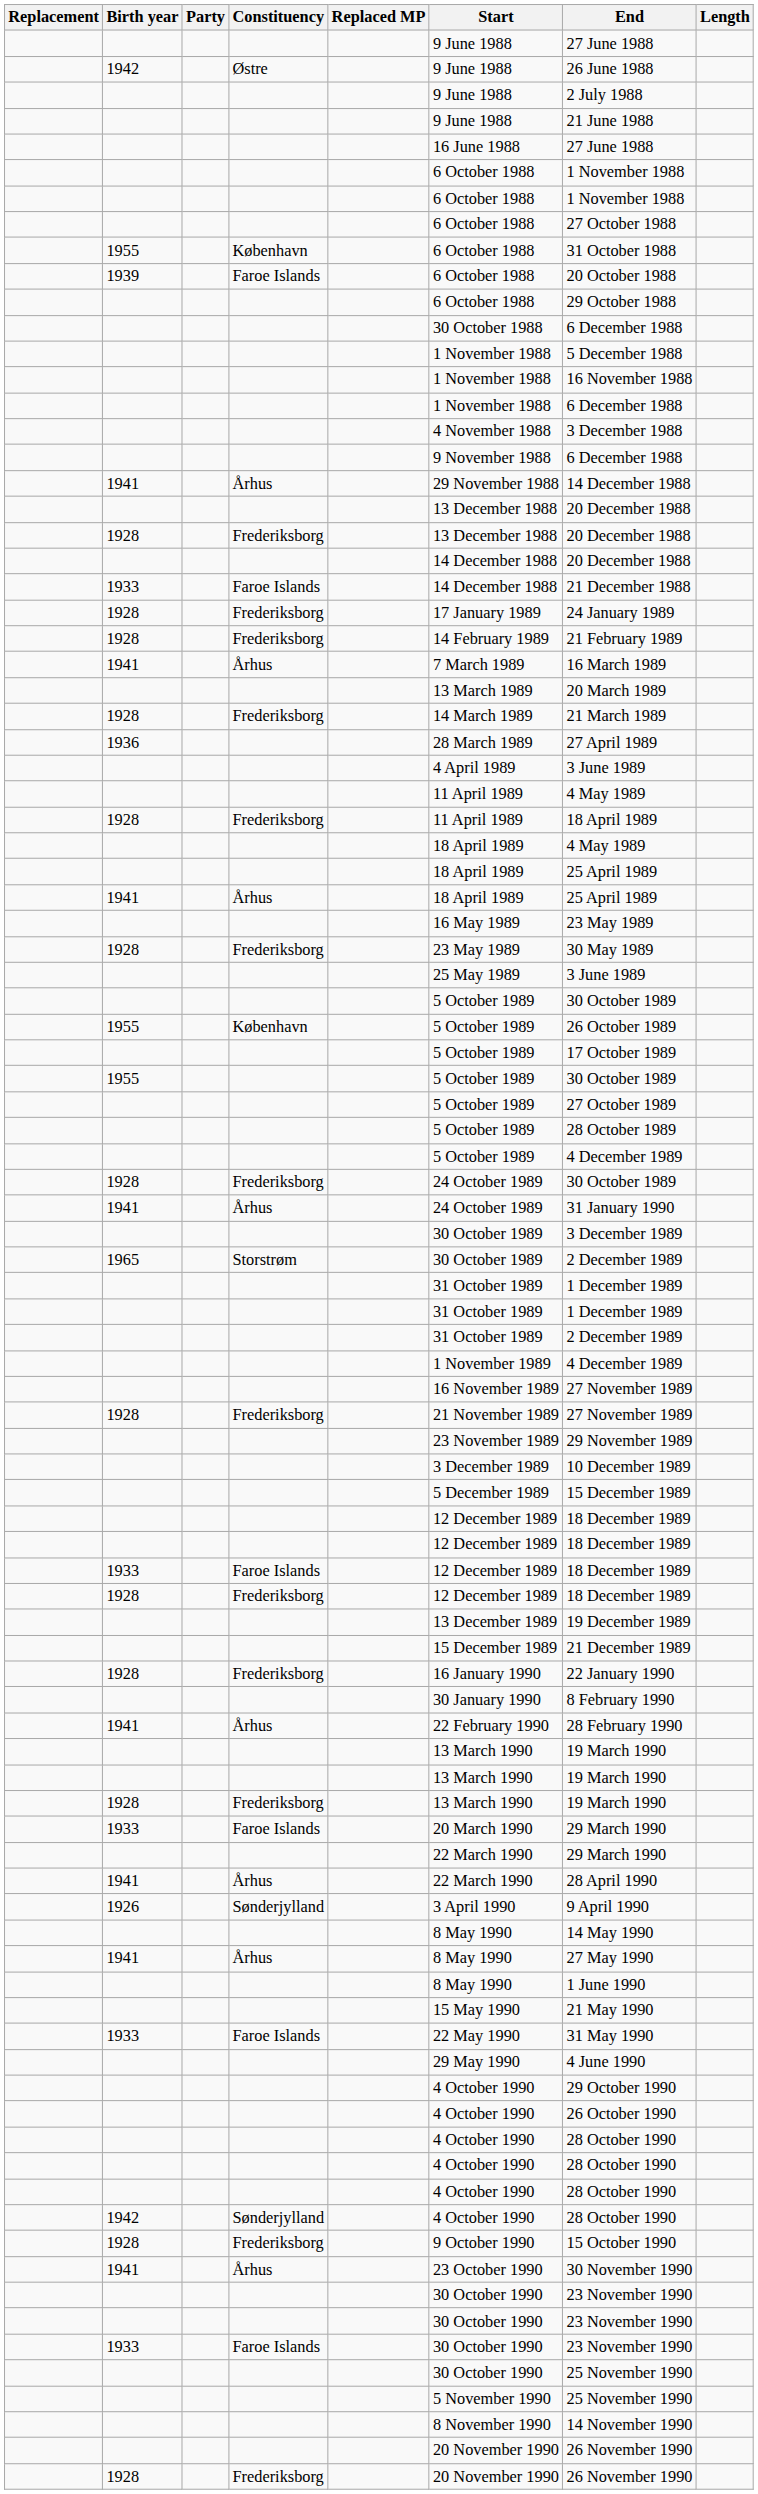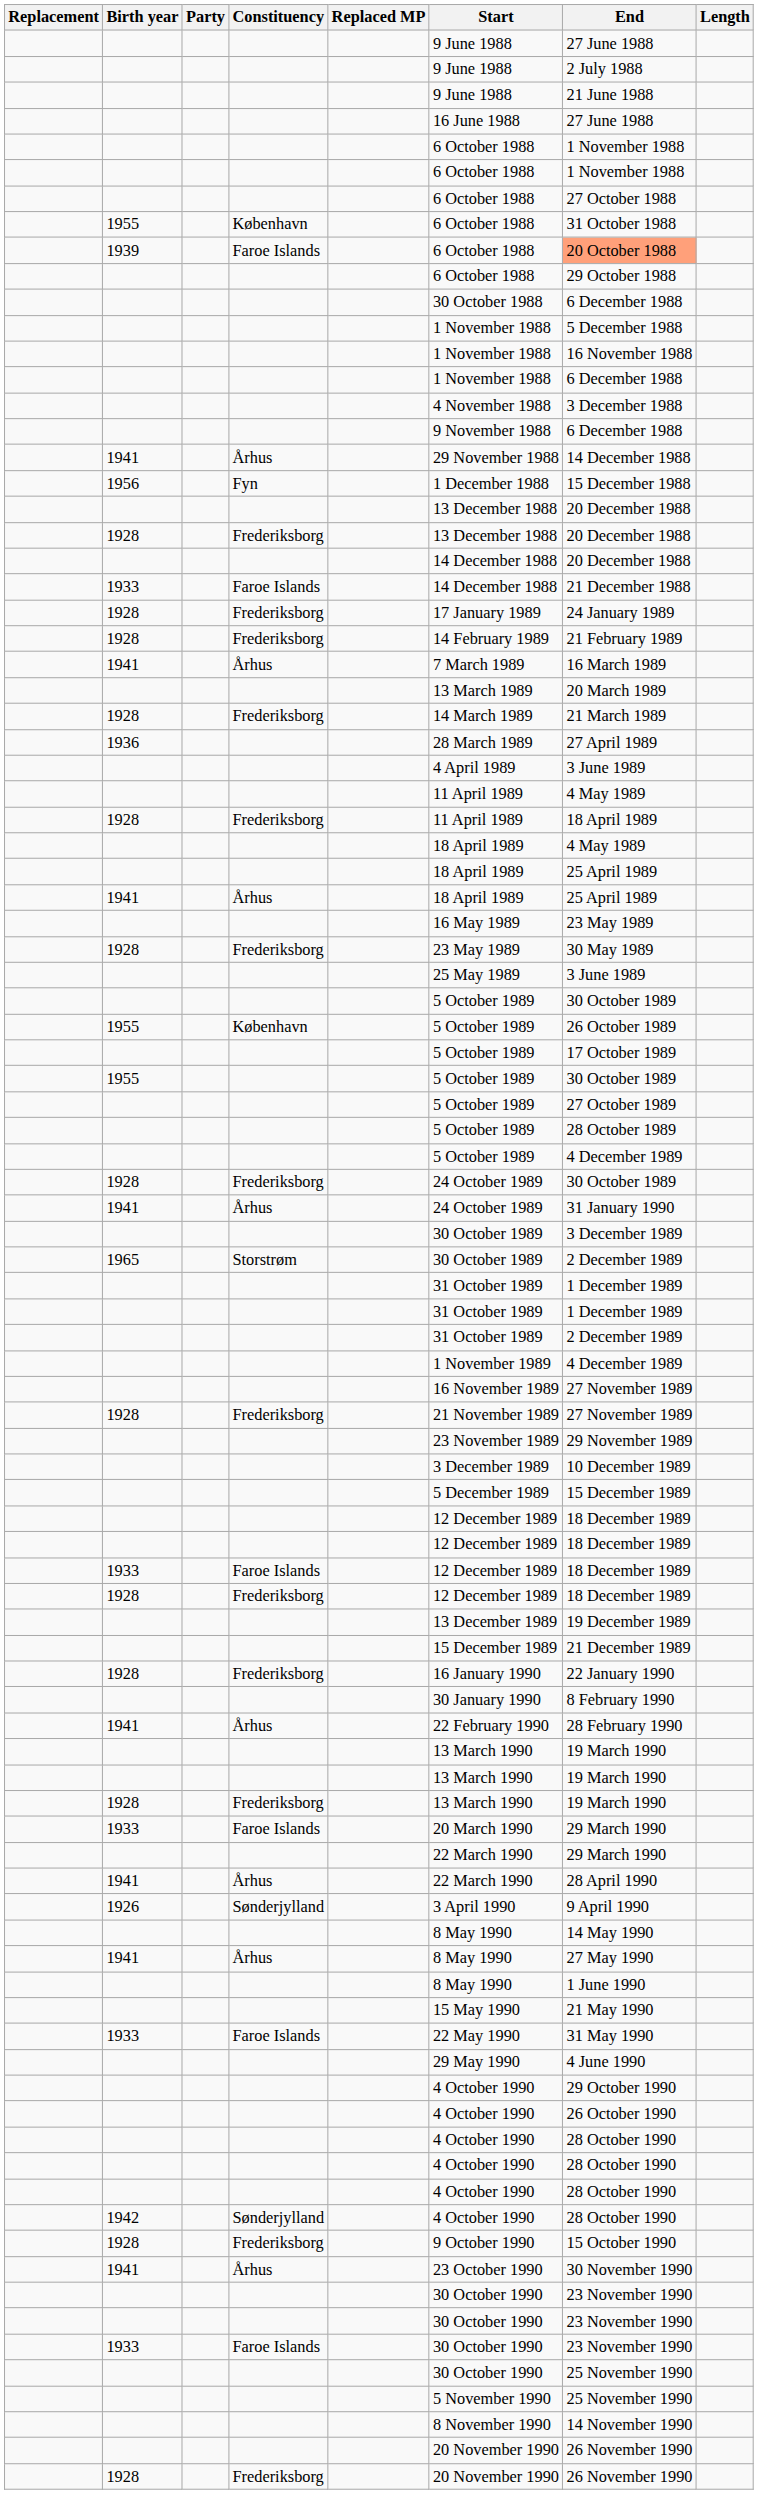- row: (123, 69)
(621, 276) no background -> (621, 250) lightsalmon background
+ row: (123, 483)
